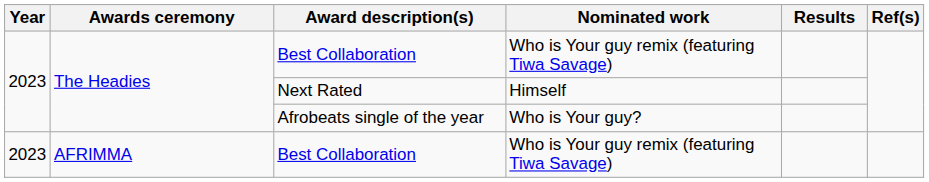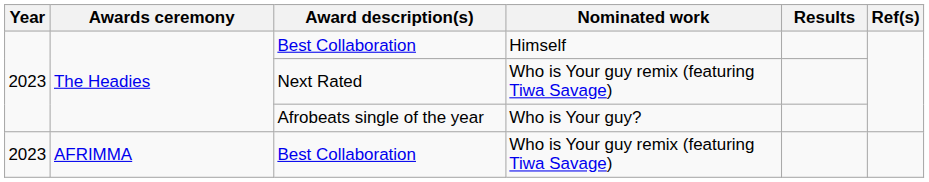(632, 54) Who is Your guy remix (featuring Tiwa Savage) -> (538, 44) Himself
(538, 90) Himself -> (632, 81) Who is Your guy remix (featuring Tiwa Savage)
